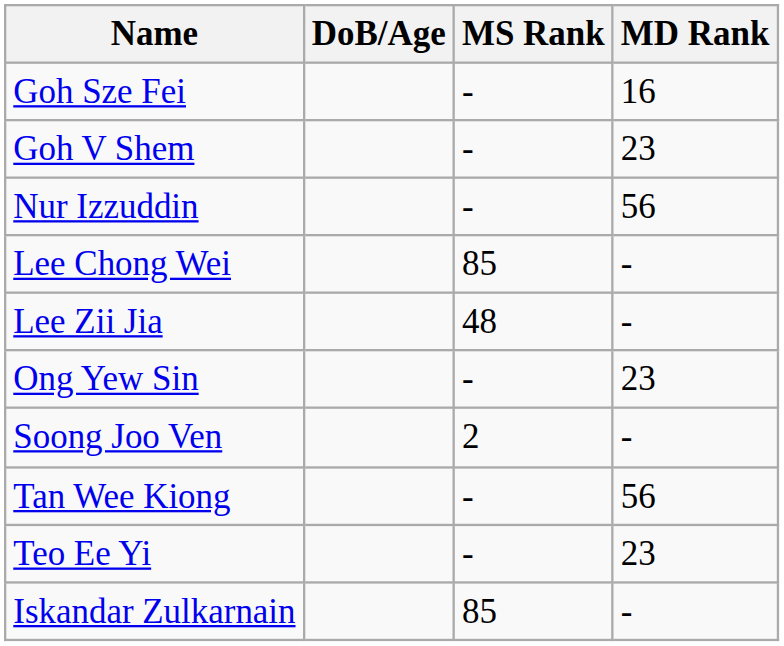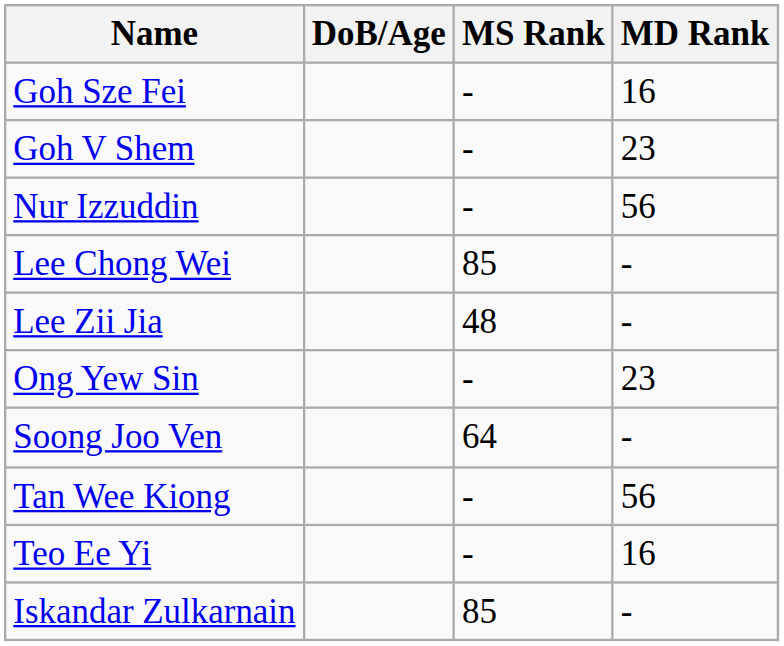(471, 437) 2 -> (479, 437) 64
(638, 552) 23 -> (638, 552) 16
